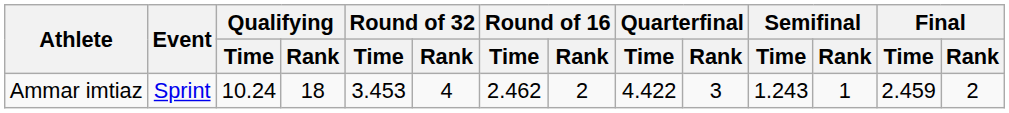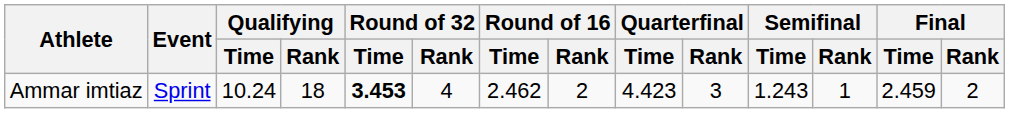(379, 91) normal -> (379, 91) bold
(649, 91) 4.422 -> (649, 91) 4.423
